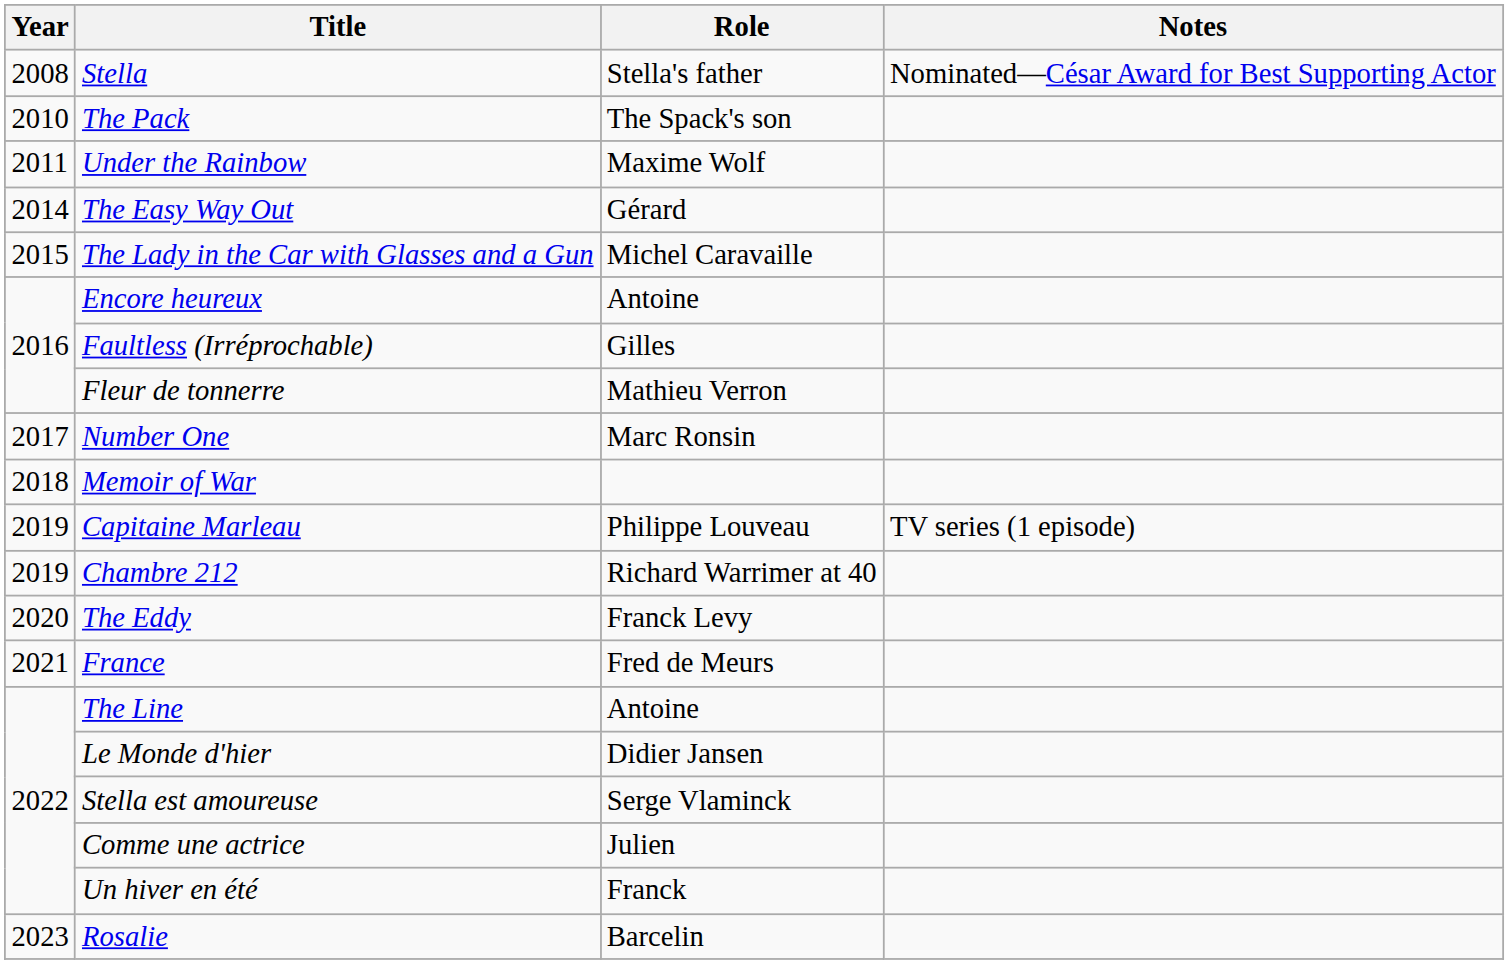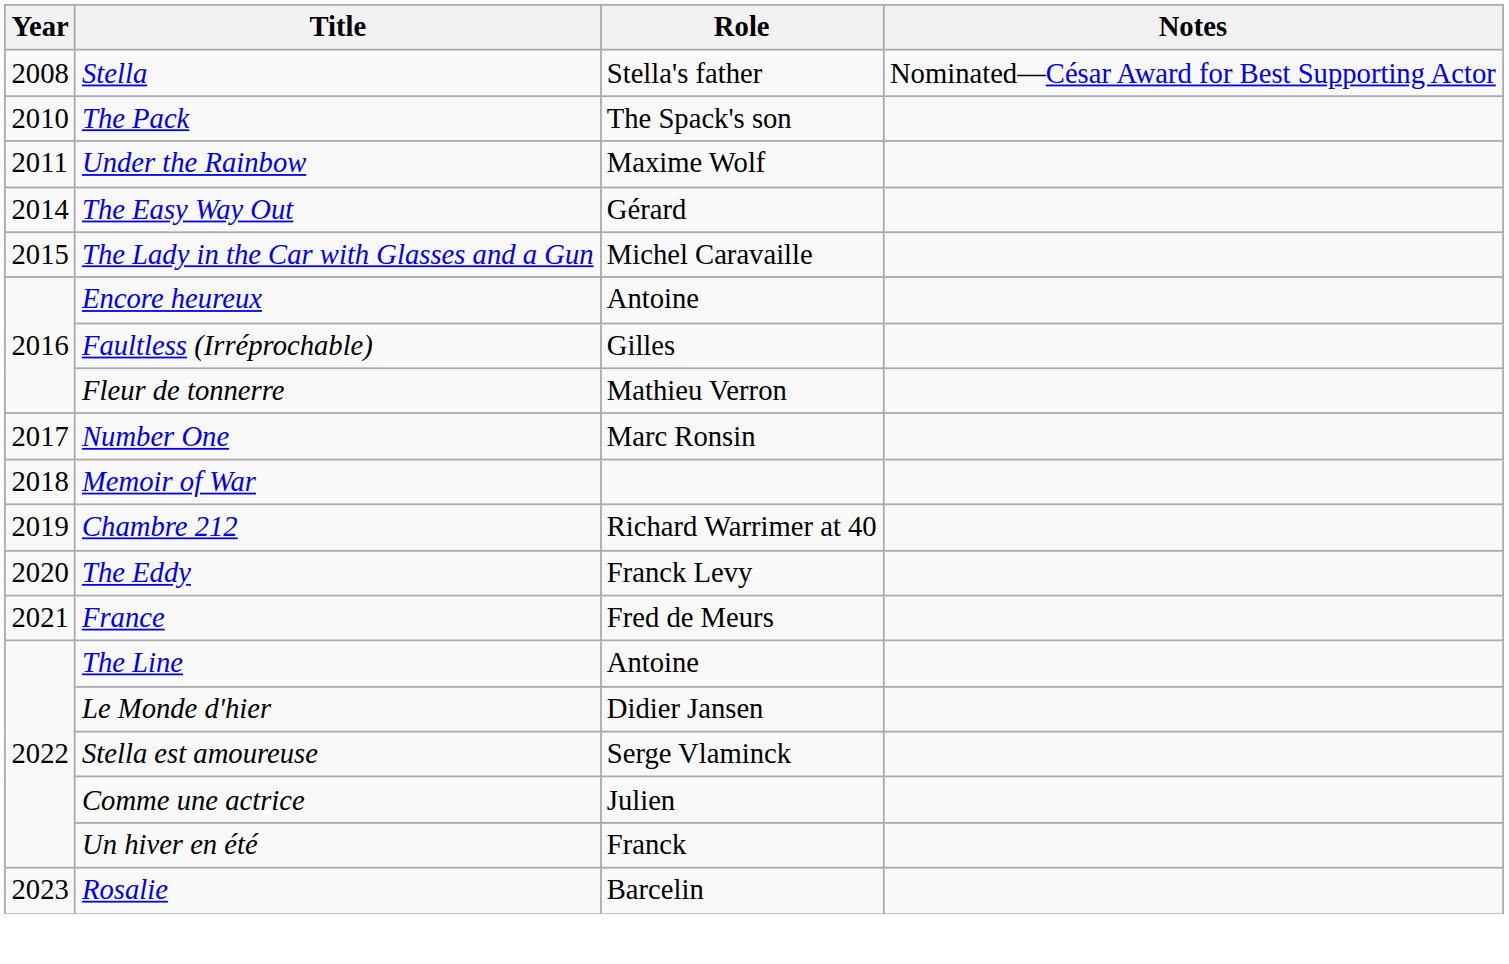- row: (191, 526)
